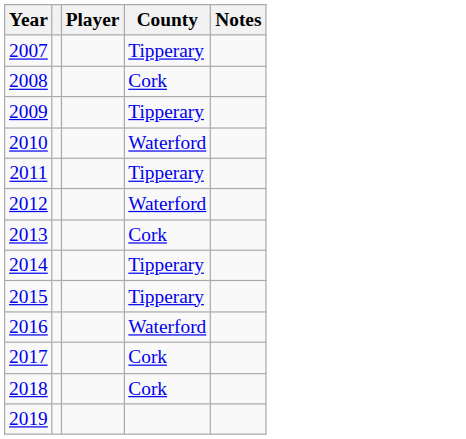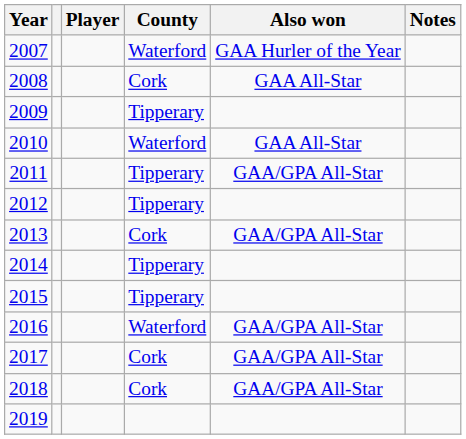+ column: (308, 19)
(166, 50) Tipperary -> (167, 50) Waterford
(167, 204) Waterford -> (166, 204) Tipperary
